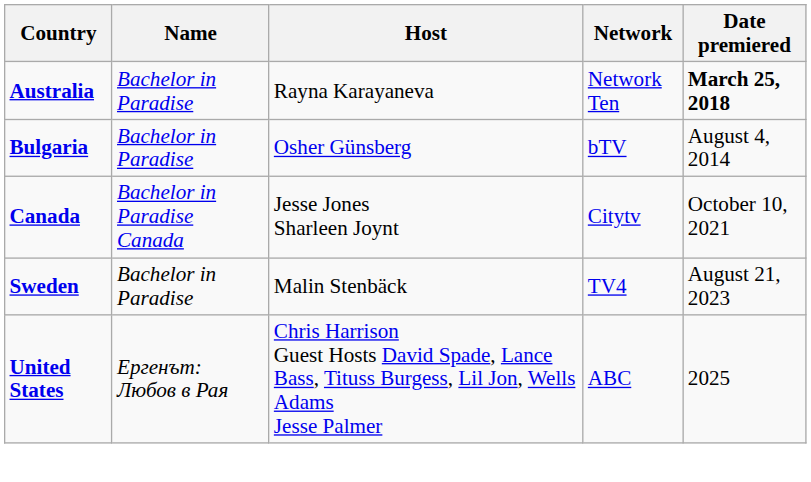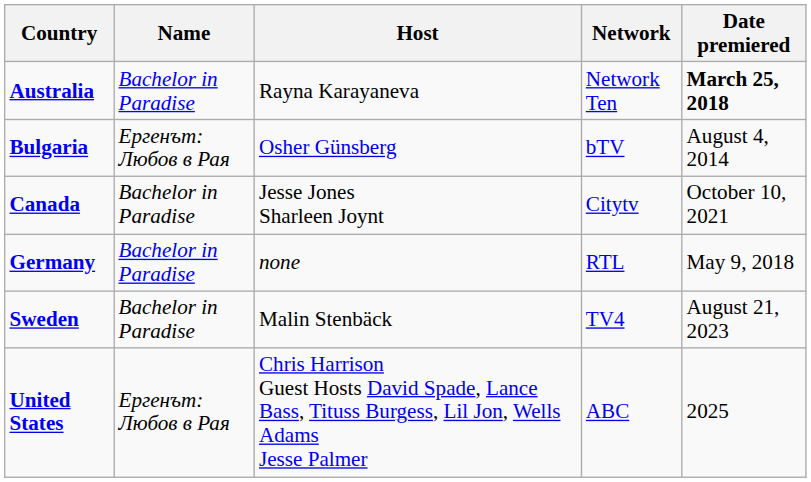(167, 147) Bachelor in Paradise -> (174, 147) Ергенът: Любов в Рая
(167, 216) Bachelor in Paradise Canada -> (168, 204) Bachelor in Paradise
+ row: (52, 262)
